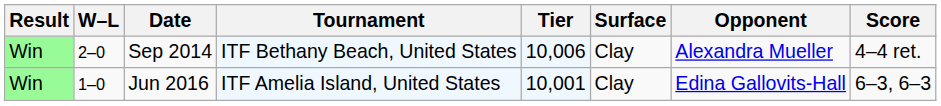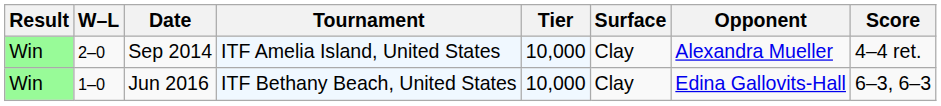(369, 51) ITF Bethany Beach, United States -> (361, 51) ITF Amelia Island, United States
(556, 51) 10,006 -> (556, 51) 10,000
(361, 83) ITF Amelia Island, United States -> (369, 83) ITF Bethany Beach, United States
(556, 83) 10,001 -> (556, 83) 10,000
